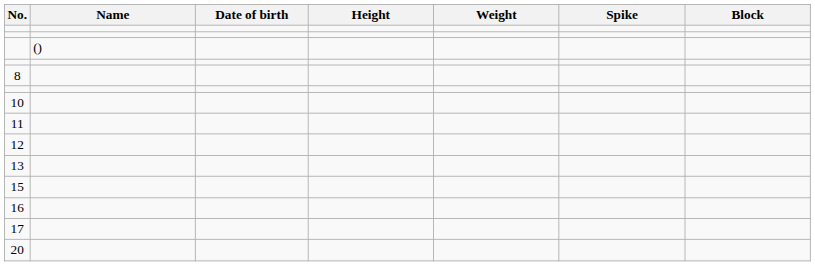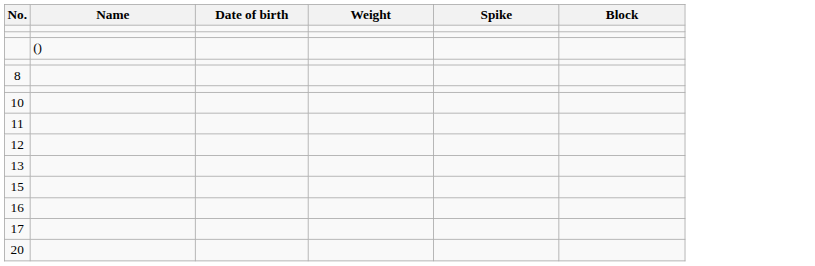- column: (371, 15)
